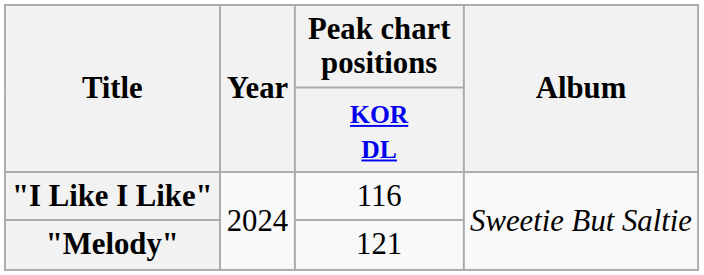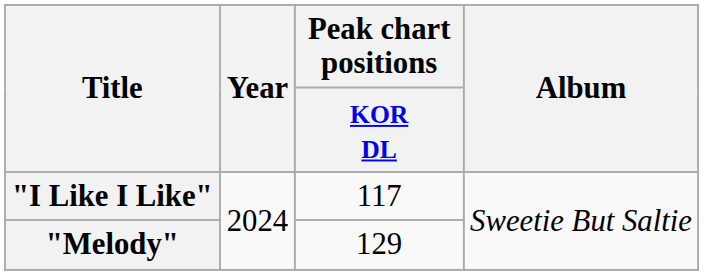(379, 195) 116 -> (379, 195) 117
(379, 244) 121 -> (379, 244) 129
